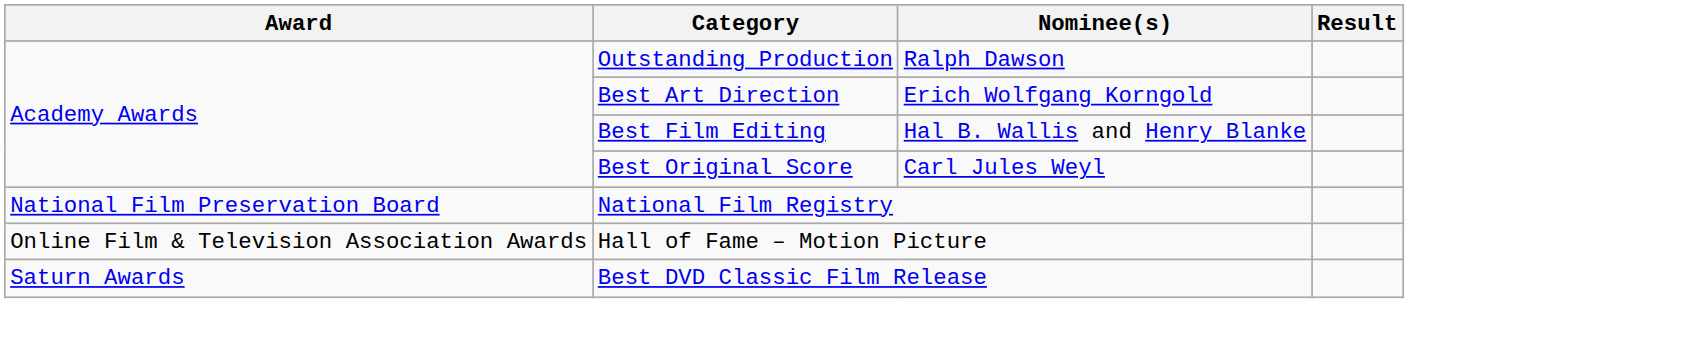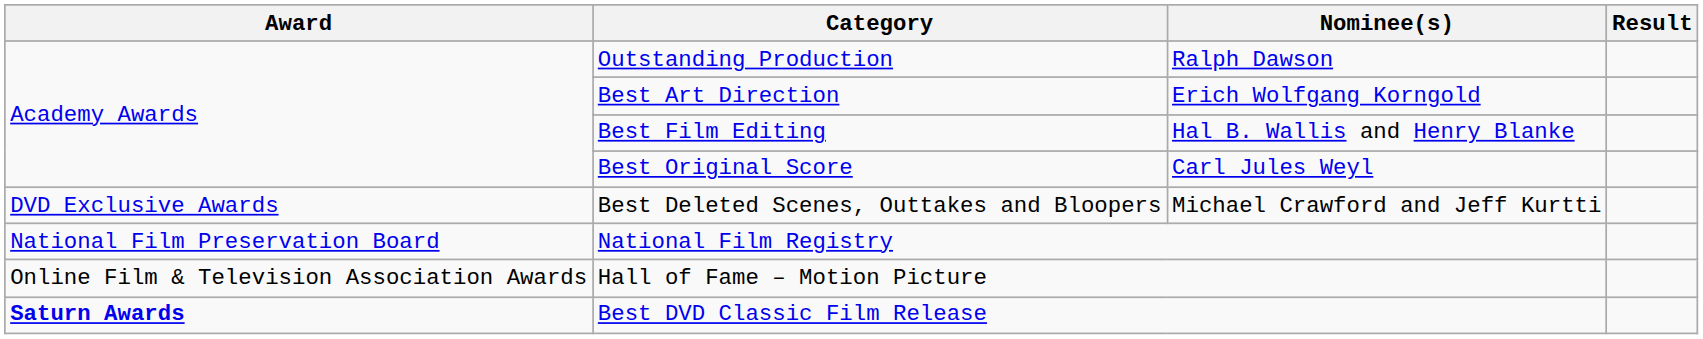+ row: (880, 205)
(97, 278) normal -> (97, 315) bold
